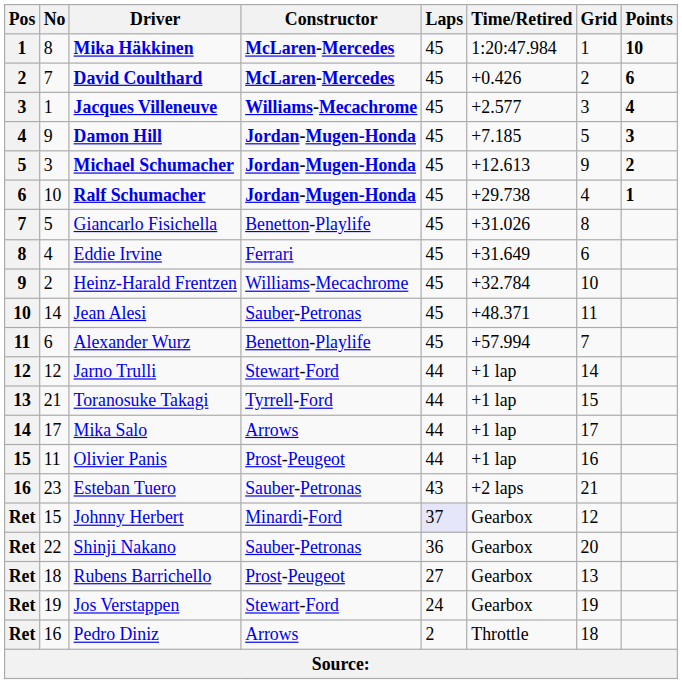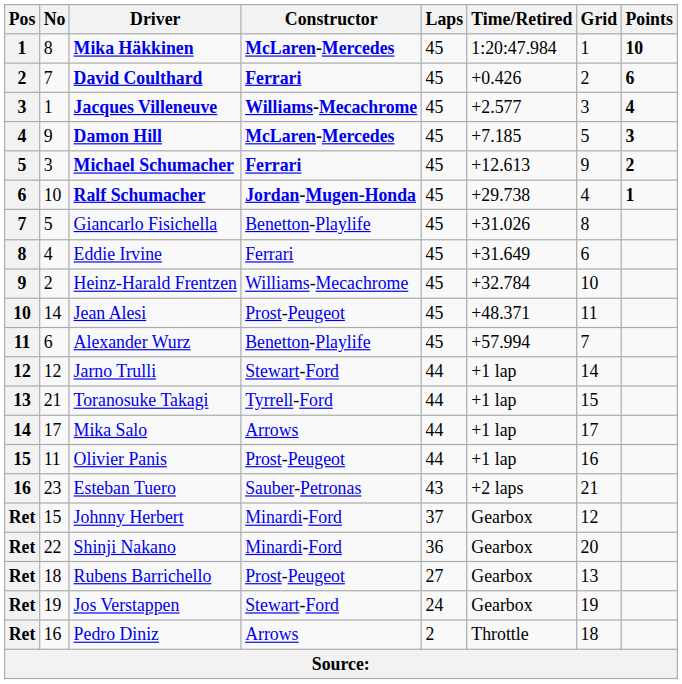(320, 77) McLaren-Mercedes -> (273, 77) Ferrari
(331, 136) Jordan-Mugen-Honda -> (320, 136) McLaren-Mercedes
(331, 165) Jordan-Mugen-Honda -> (273, 165) Ferrari
(303, 312) Sauber-Petronas -> (295, 312) Prost-Peugeot
(434, 517) lavender background -> (434, 517) no background
(303, 547) Sauber-Petronas -> (294, 547) Minardi-Ford
